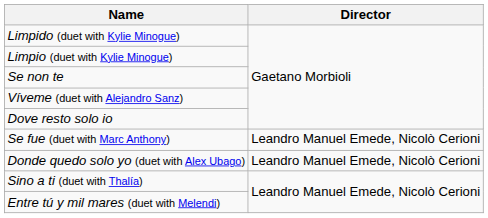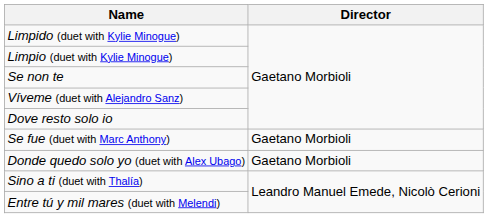(366, 139) Leandro Manuel Emede, Nicolò Cerioni -> (301, 139) Gaetano Morbioli
(366, 160) Leandro Manuel Emede, Nicolò Cerioni -> (301, 160) Gaetano Morbioli
